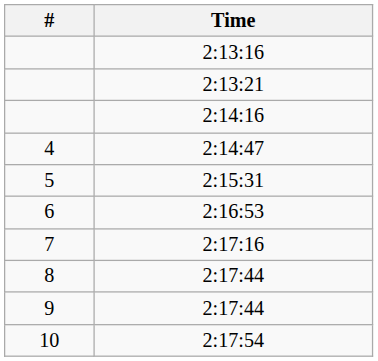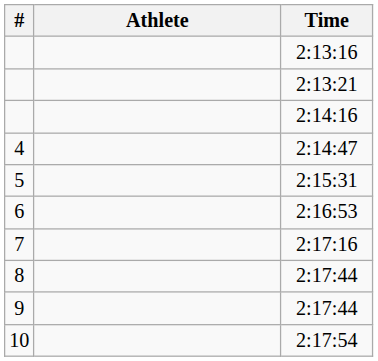+ column: (157, 20)
